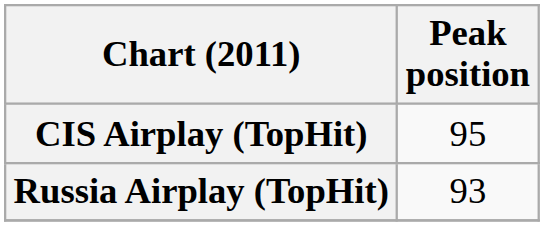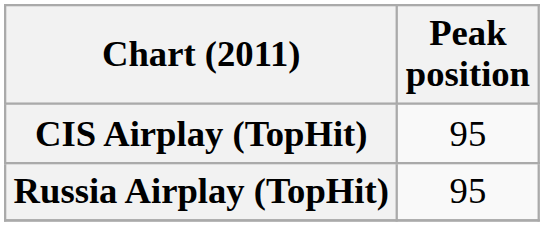(468, 190) 93 -> (468, 190) 95
